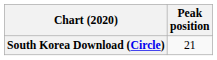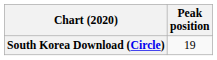(190, 45) 21 -> (190, 45) 19
